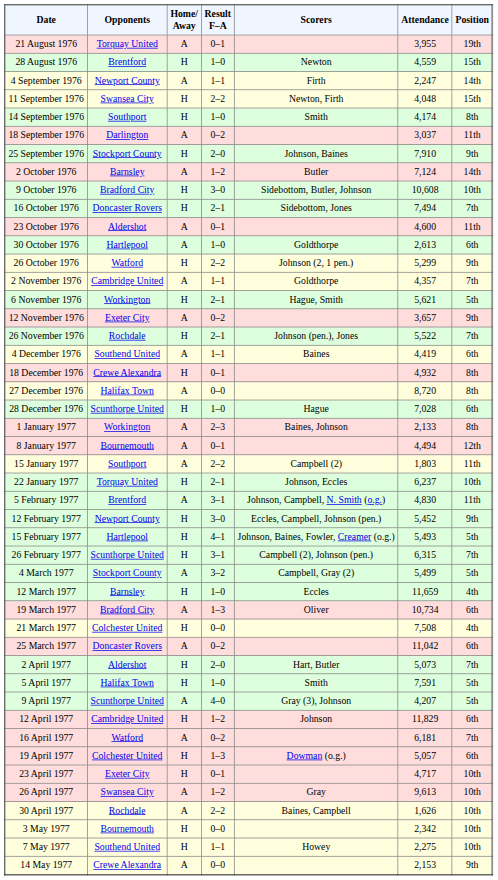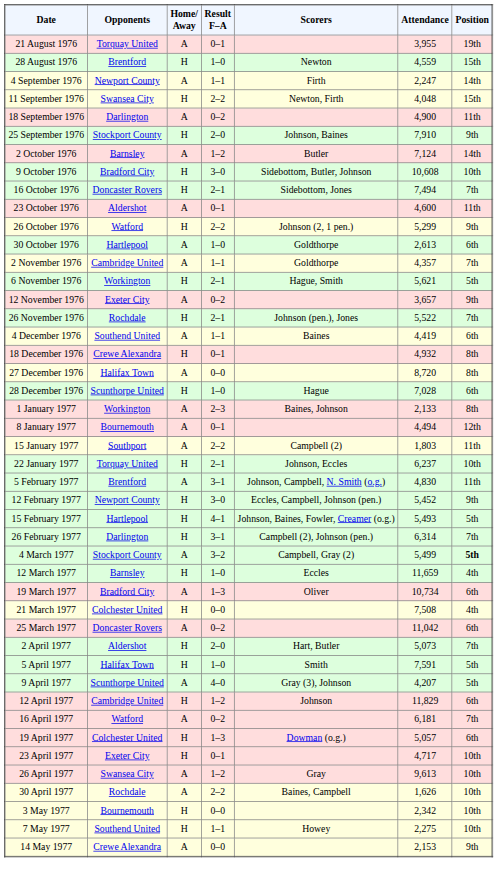- row: (46, 117)
(425, 135) 3,037 -> (425, 117) 4,900
rows swapped: (46, 263) <-> (46, 245)
(127, 555) Scunthorpe United -> (127, 537) Darlington
(425, 555) 6,315 -> (425, 537) 6,314
(472, 573) normal -> (472, 555) bold
